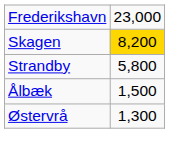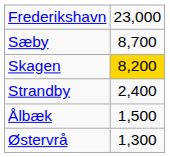+ row: (28, 41)
(137, 66) 5,800 -> (137, 91) 2,400
